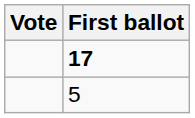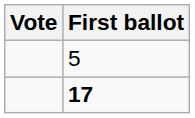rows swapped: (81, 58) <-> (74, 94)
